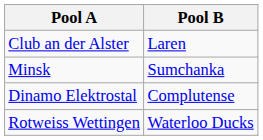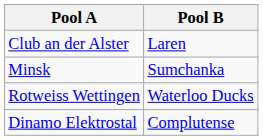rows swapped: (73, 95) <-> (74, 122)
